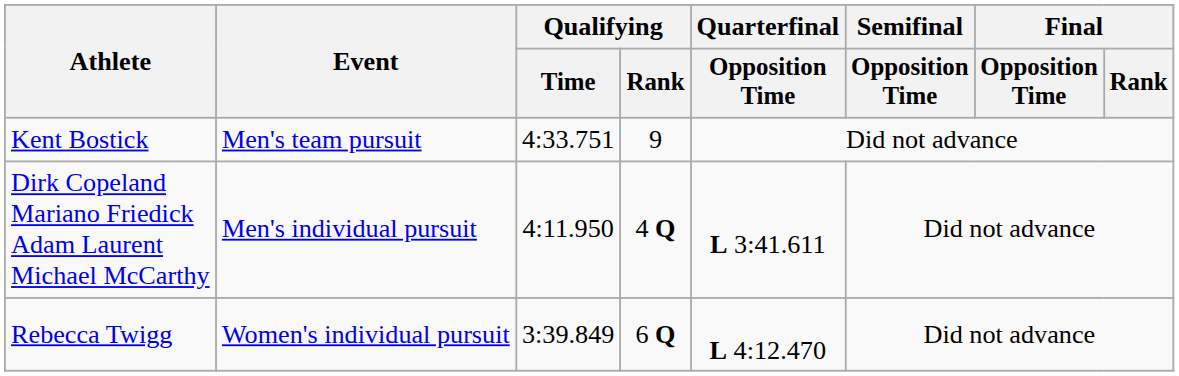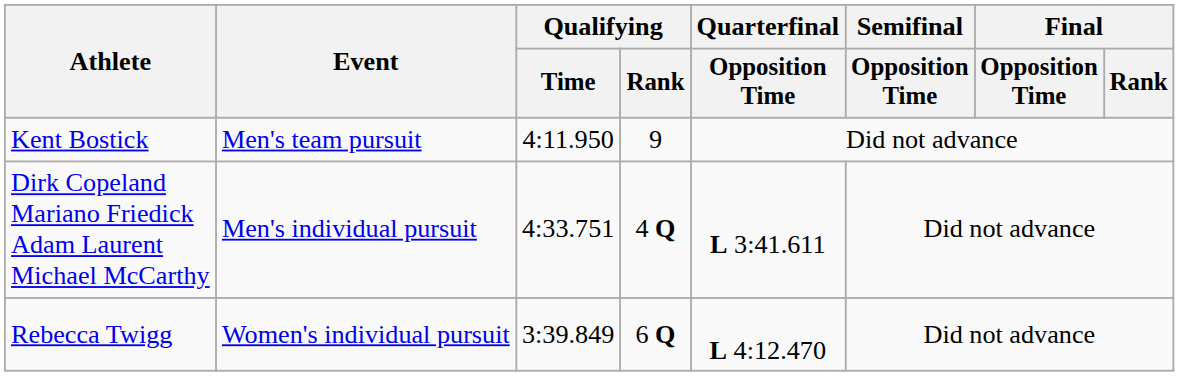(568, 139) 4:33.751 -> (568, 139) 4:11.950
(568, 229) 4:11.950 -> (568, 229) 4:33.751
